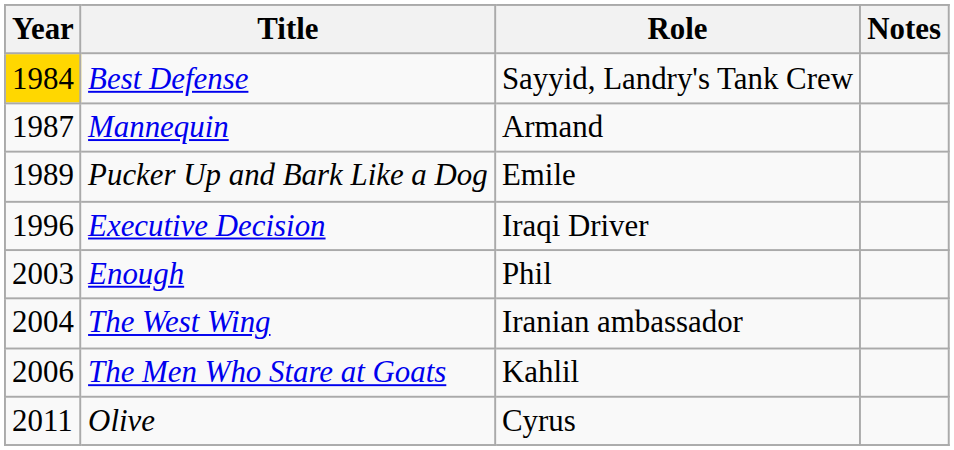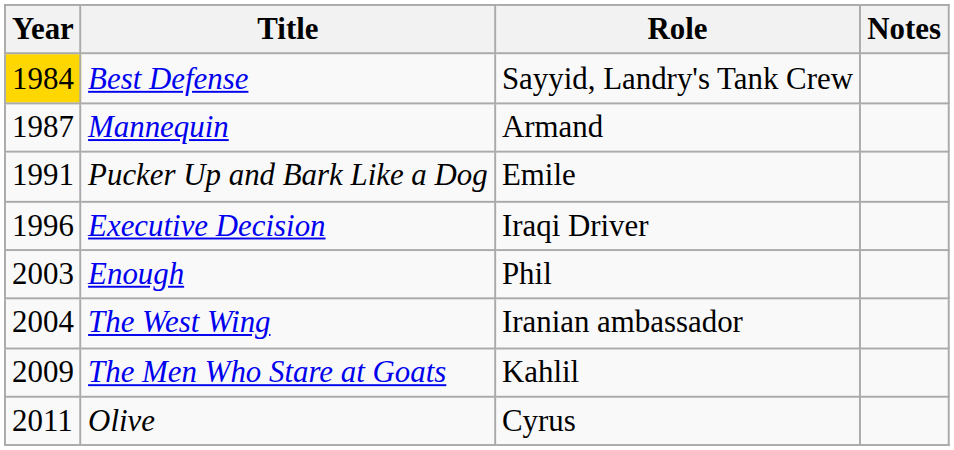(43, 175) 1989 -> (43, 175) 1991
(43, 371) 2006 -> (43, 371) 2009
